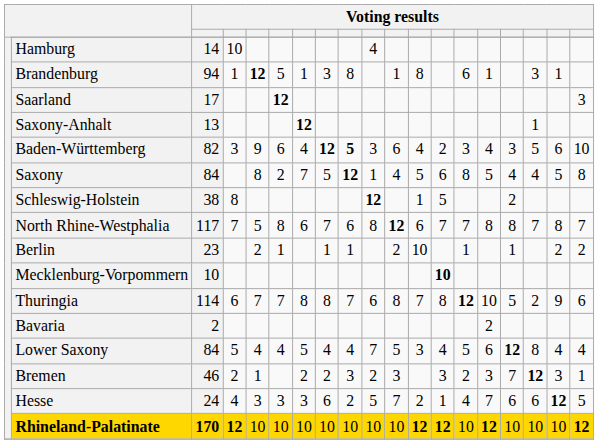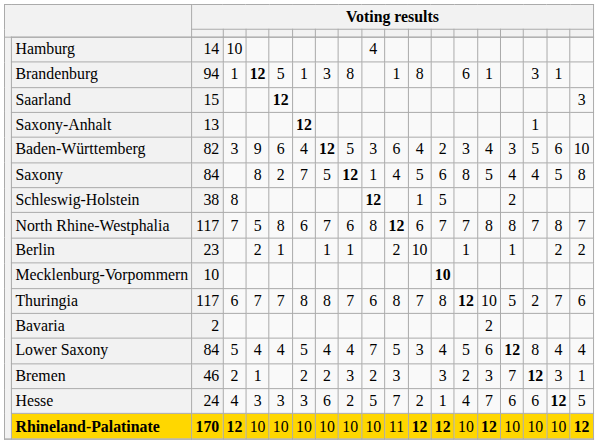(211, 99) 17 -> (211, 99) 15
(350, 149) bold -> (350, 149) normal
(208, 300) 114 -> (208, 300) 117
(558, 300) 9 -> (558, 300) 7
(396, 426) 10 -> (396, 426) 11
